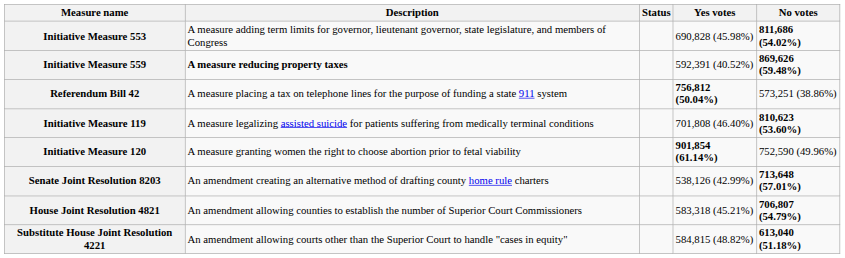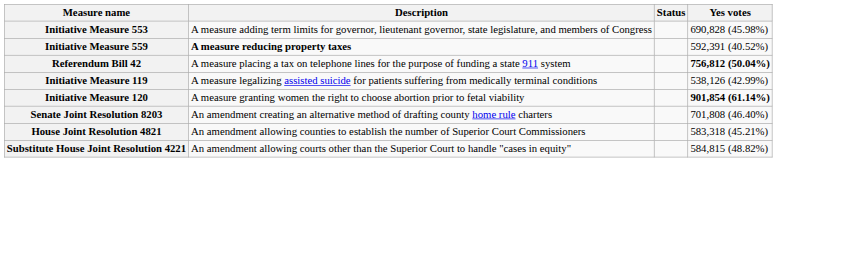- column: (798, 13)
(714, 123) 701,808 (46.40%) -> (729, 81) 538,126 (42.99%)
(714, 181) 538,126 (42.99%) -> (729, 115) 701,808 (46.40%)
